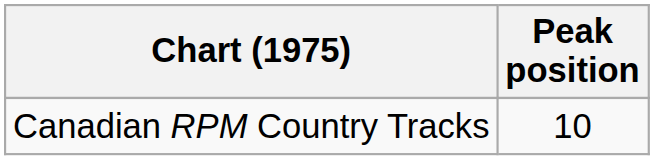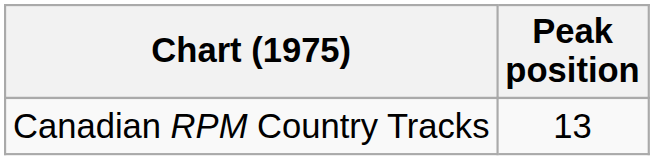(573, 125) 10 -> (573, 125) 13
